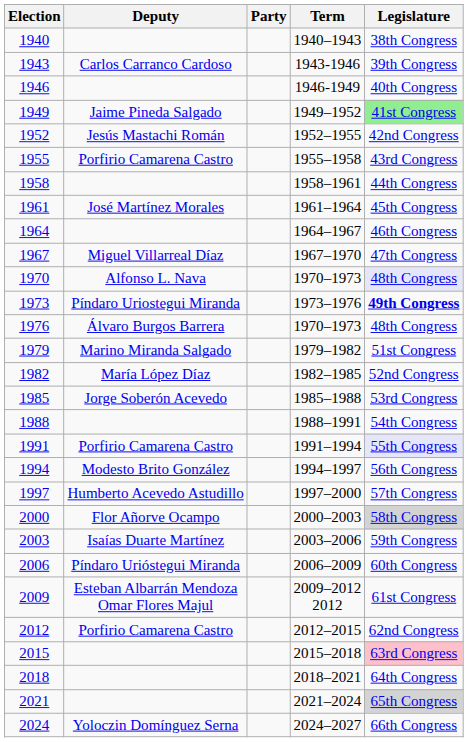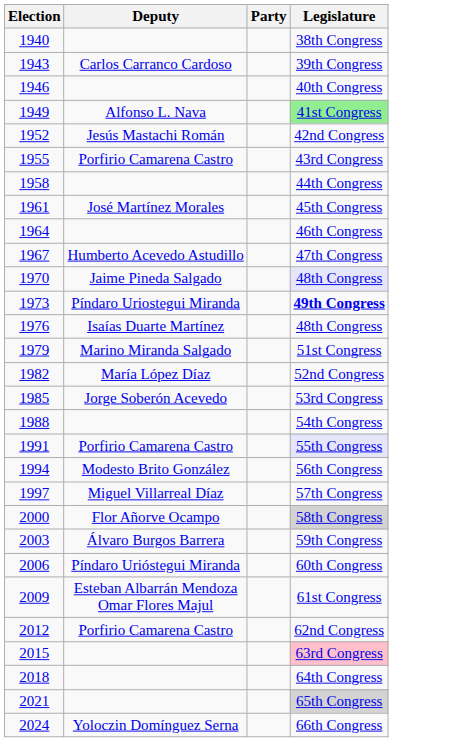- column: (327, 16)
(156, 111) Jaime Pineda Salgado -> (156, 111) Alfonso L. Nava
(156, 254) Miguel Villarreal Díaz -> (156, 254) Humberto Acevedo Astudillo
(156, 278) Alfonso L. Nava -> (156, 278) Jaime Pineda Salgado
(156, 326) Álvaro Burgos Barrera -> (156, 326) Isaías Duarte Martínez
(156, 493) Humberto Acevedo Astudillo -> (156, 493) Miguel Villarreal Díaz
(156, 541) Isaías Duarte Martínez -> (156, 541) Álvaro Burgos Barrera
